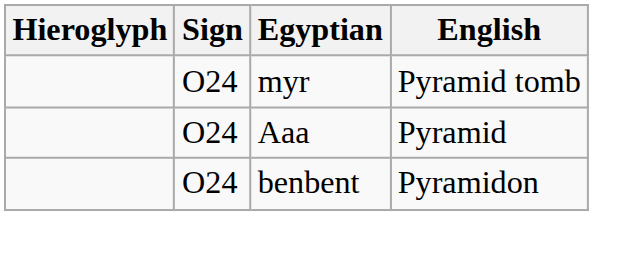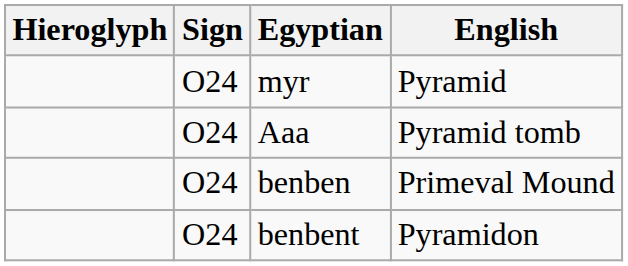(489, 81) Pyramid tomb -> (452, 81) Pyramid
(452, 132) Pyramid -> (489, 132) Pyramid tomb
+ row: (304, 183)
